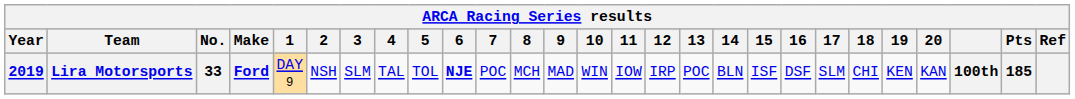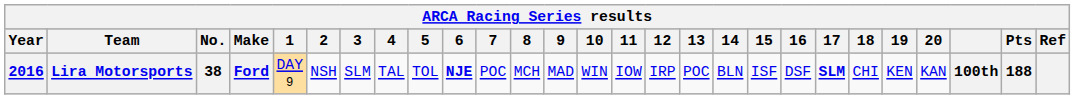(26, 73) 2019 -> (26, 73) 2016
(213, 73) 33 -> (213, 73) 38
(832, 73) normal -> (832, 73) bold
(1019, 73) 185 -> (1019, 73) 188
